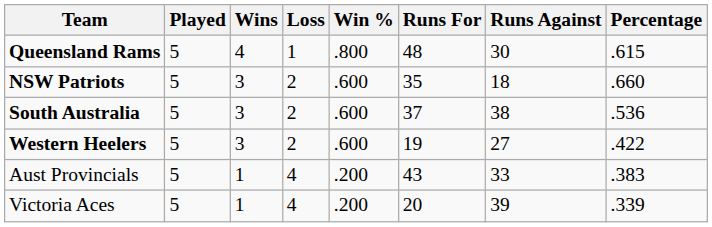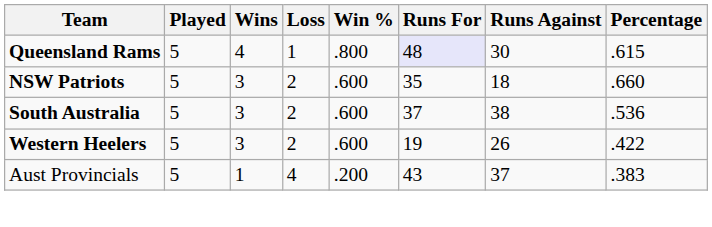(412, 50) no background -> (412, 50) lavender background
(500, 143) 27 -> (500, 143) 26
(500, 174) 33 -> (500, 174) 37
- row: (62, 205)
